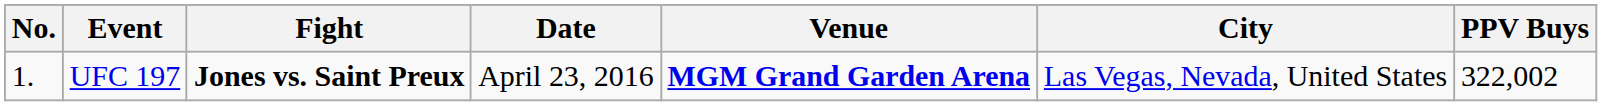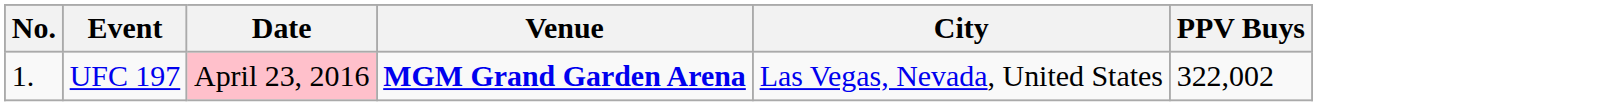- column: (329, 28)
(566, 75) no background -> (282, 75) pink background
